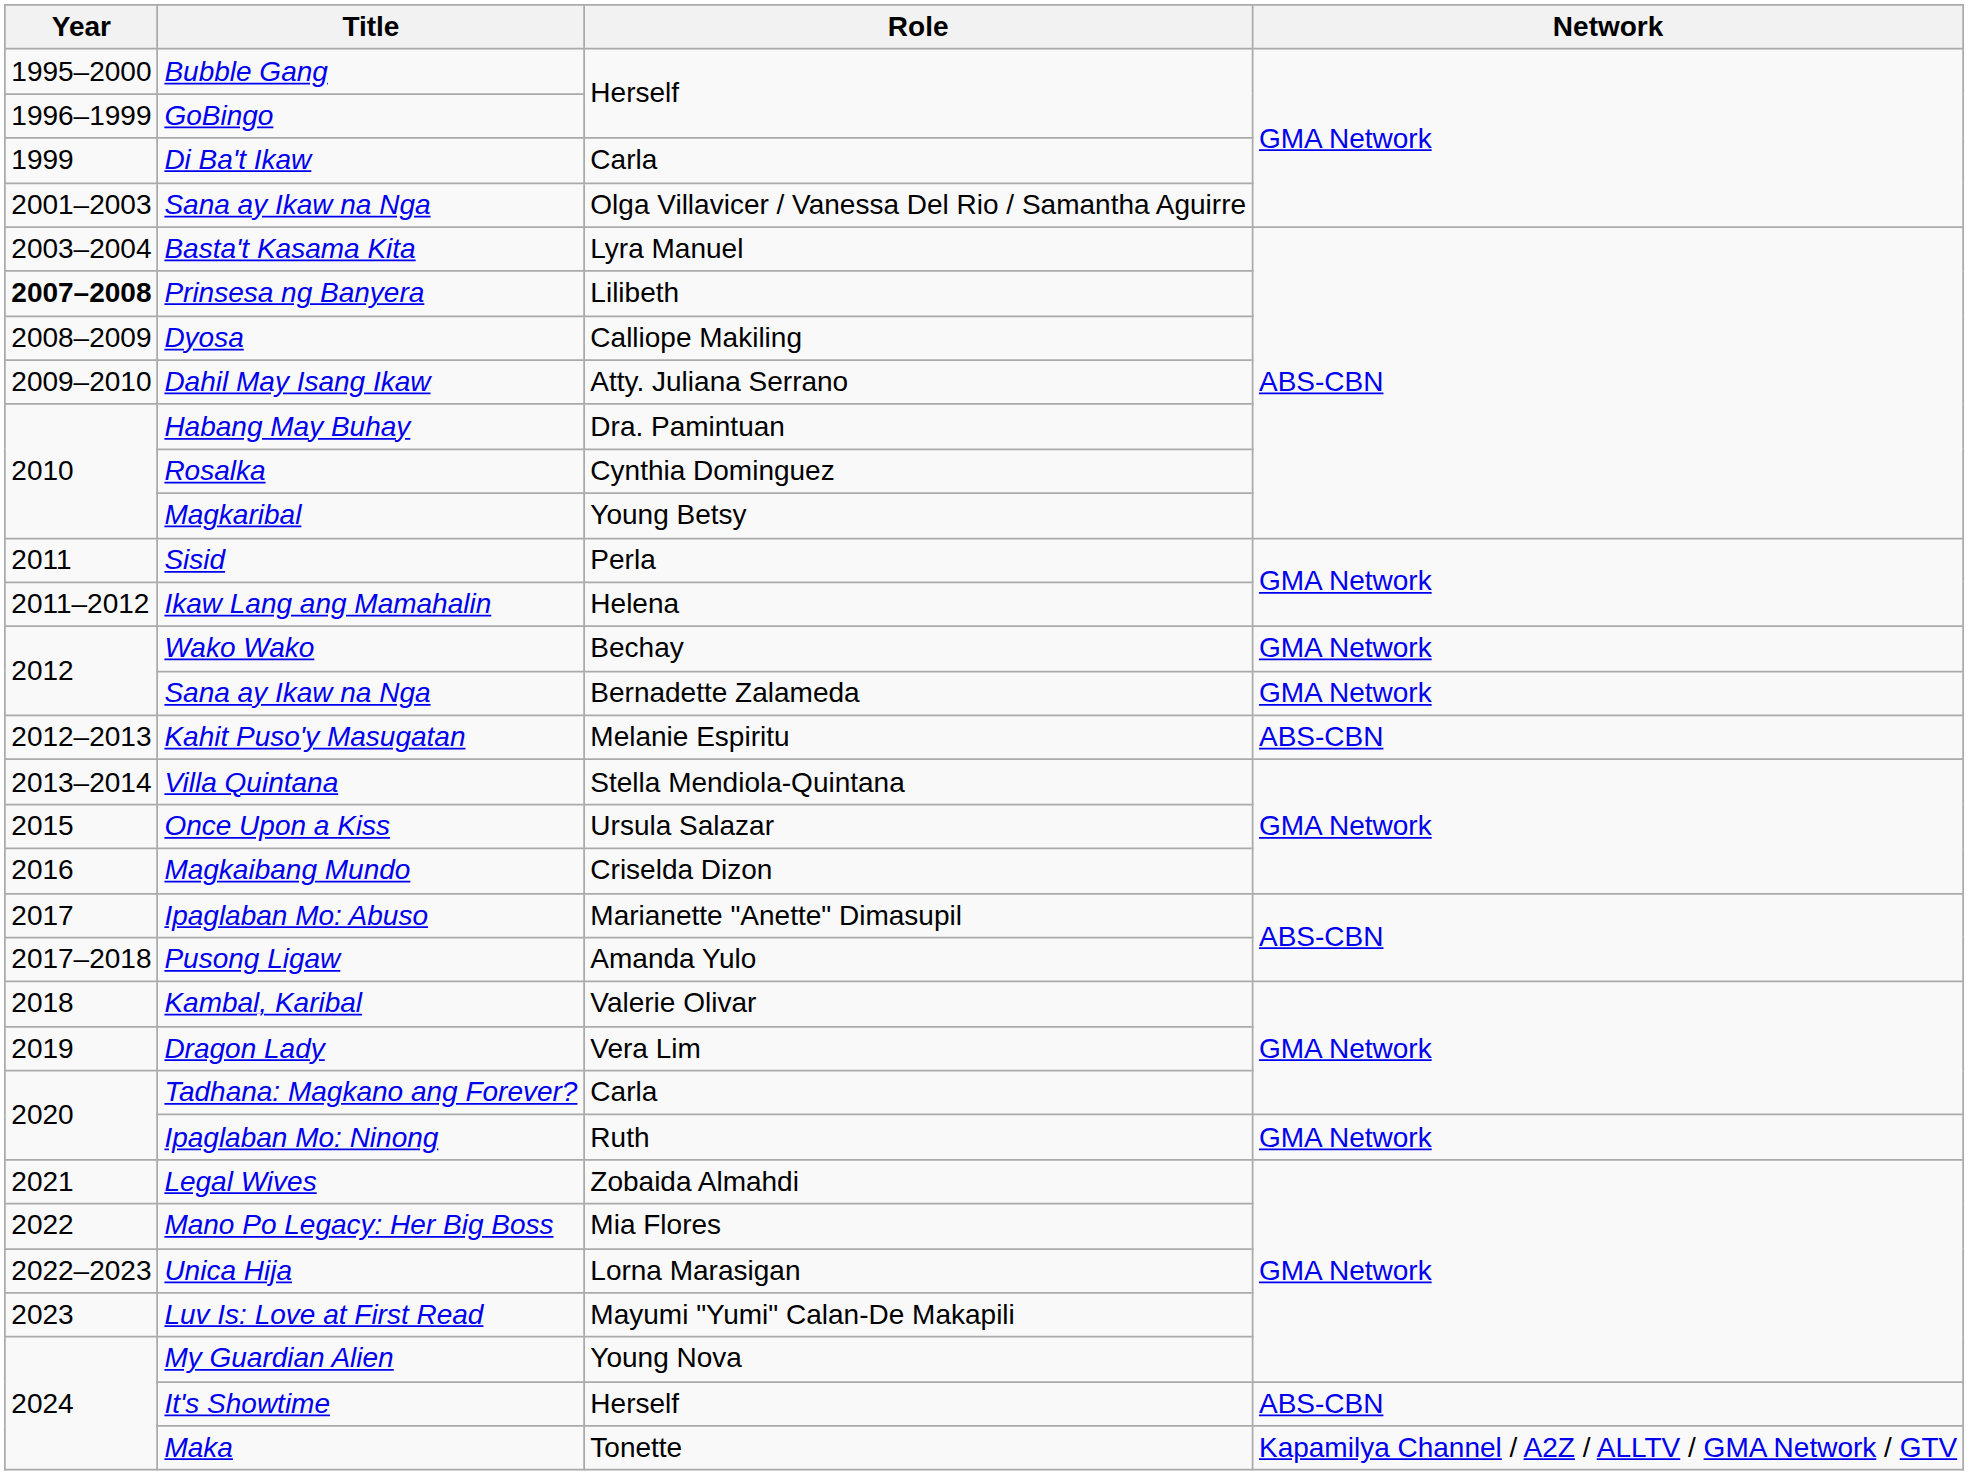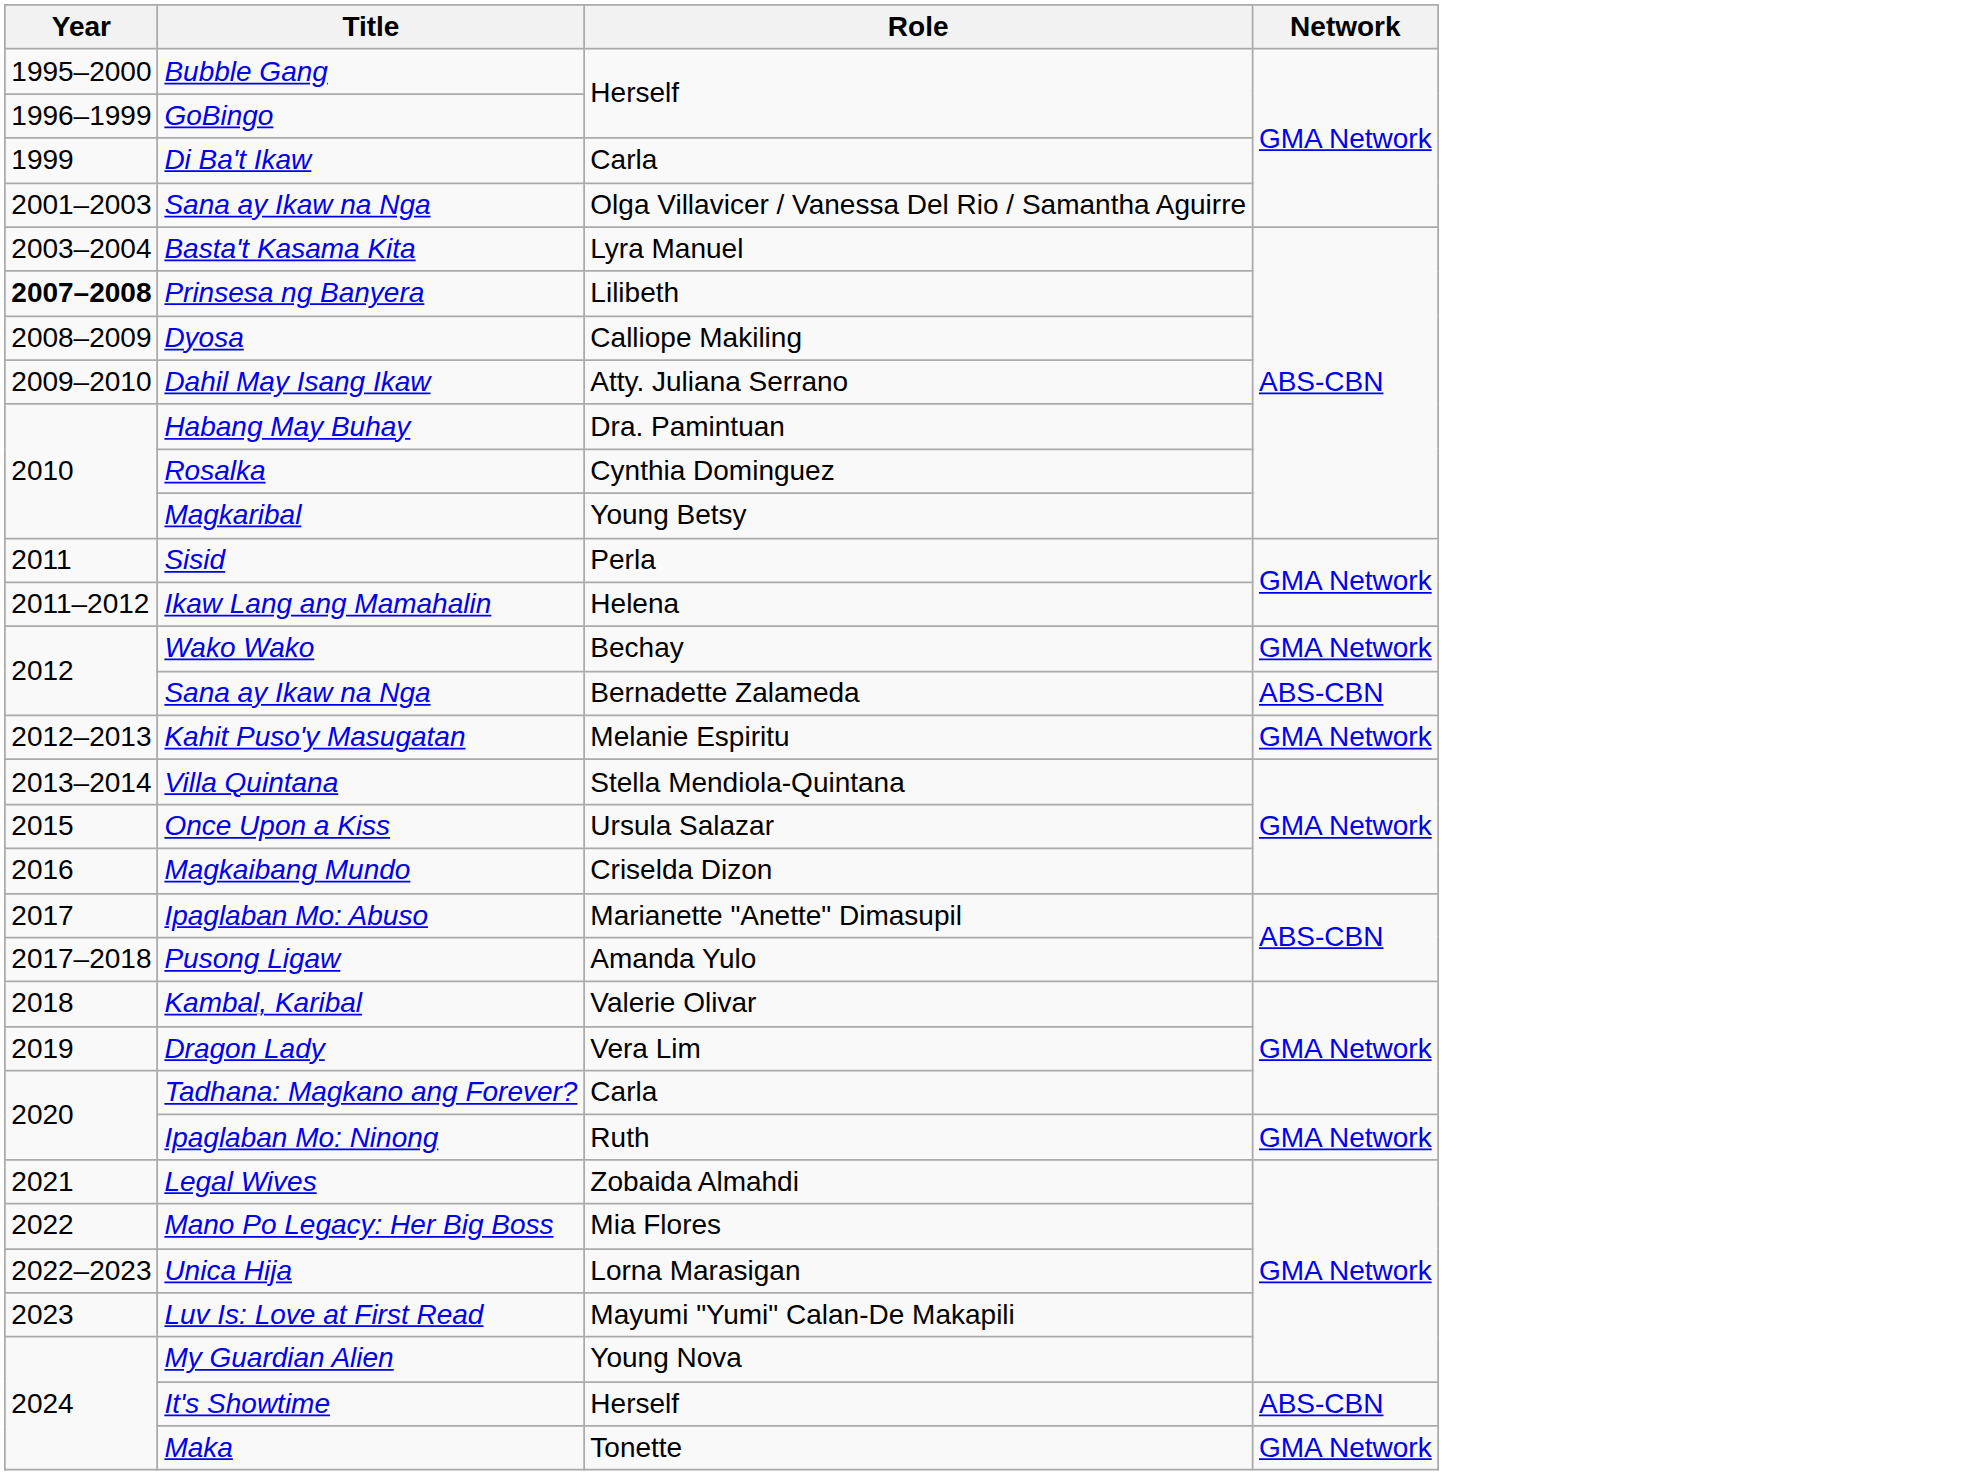(1345, 692) GMA Network -> (1321, 692) ABS-CBN
(1321, 737) ABS-CBN -> (1345, 737) GMA Network
(1608, 1447) Kapamilya Channel / A2Z / ALLTV / GMA Network / GTV -> (1345, 1447) GMA Network
